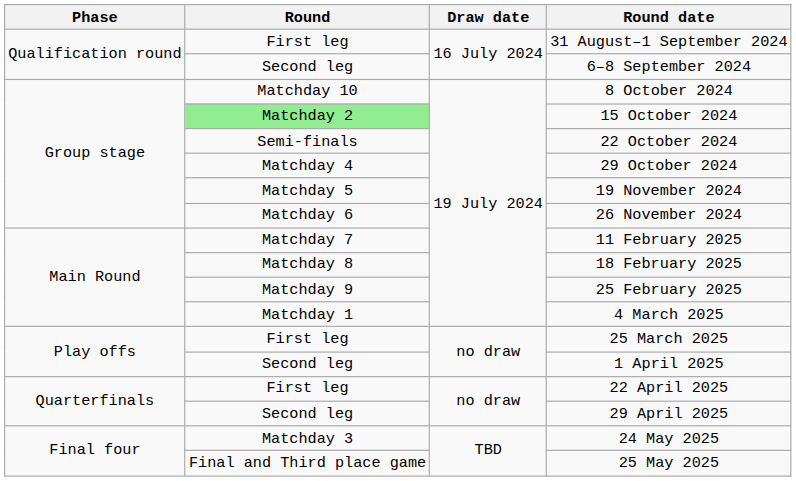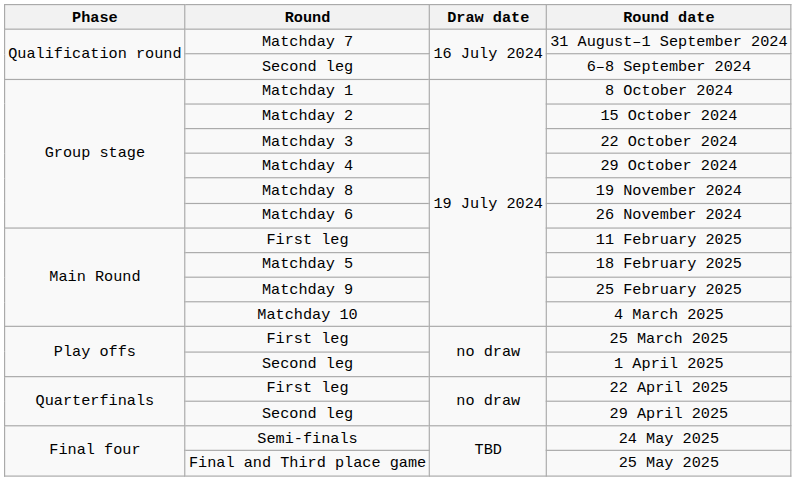(308, 42) First leg -> (308, 42) Matchday 7
(308, 91) Matchday 10 -> (308, 91) Matchday 1
(308, 116) lightgreen background -> (308, 116) no background
(308, 141) Semi-finals -> (308, 141) Matchday 3
(308, 191) Matchday 5 -> (308, 191) Matchday 8
(308, 240) Matchday 7 -> (308, 240) First leg
(308, 265) Matchday 8 -> (308, 265) Matchday 5
(308, 314) Matchday 1 -> (308, 314) Matchday 10
(308, 438) Matchday 3 -> (308, 438) Semi-finals
